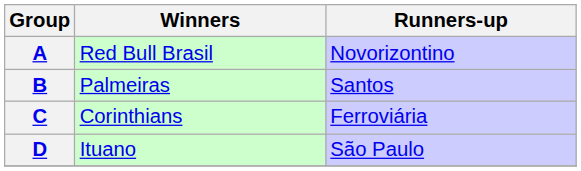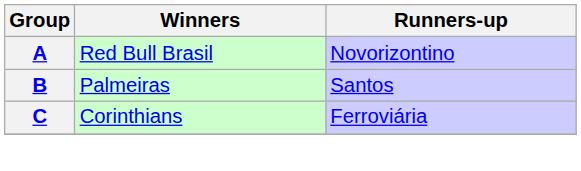- row: (40, 149)
